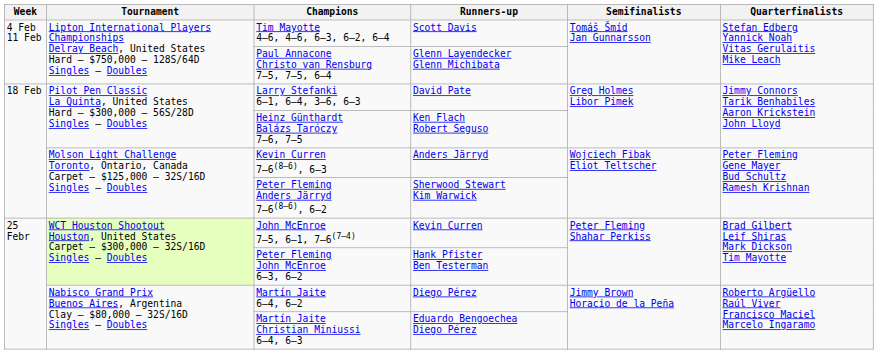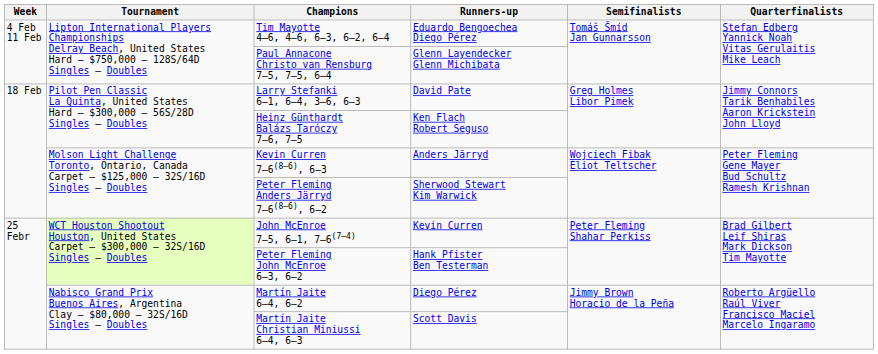(445, 28) Scott Davis -> (465, 34) Eduardo Bengoechea Diego Pérez
(465, 325) Eduardo Bengoechea Diego Pérez -> (445, 320) Scott Davis
